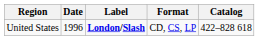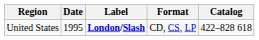(73, 27) 1996 -> (73, 27) 1995
